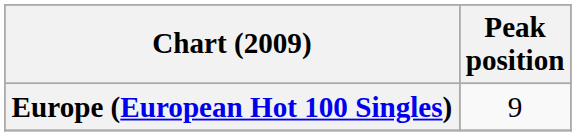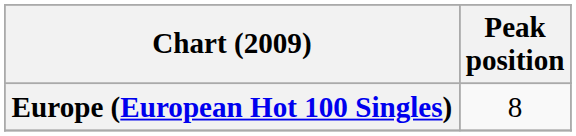(515, 106) 9 -> (515, 106) 8
